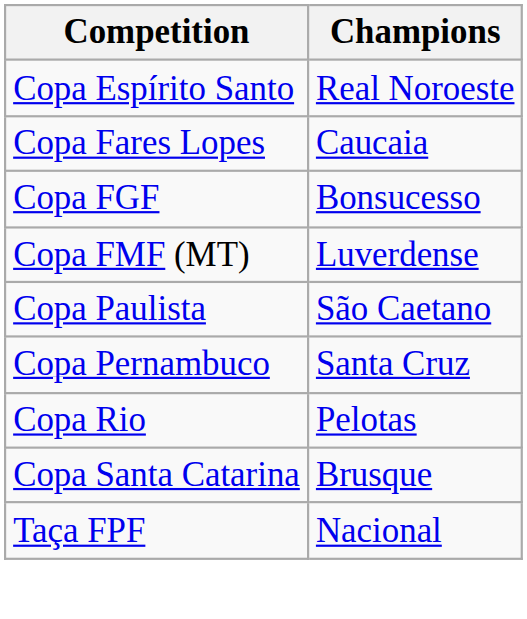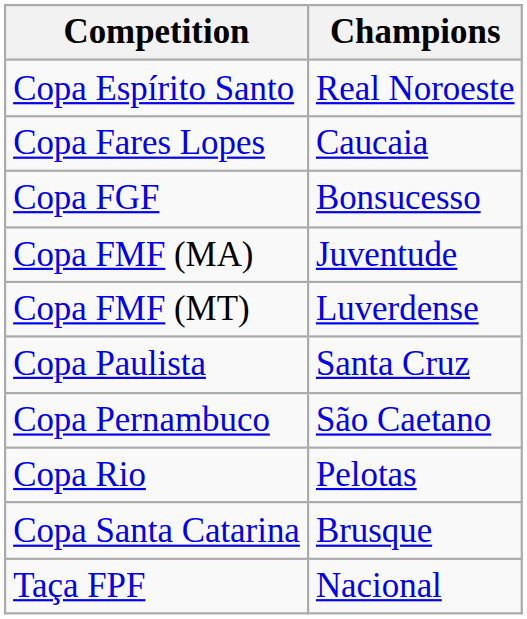+ row: (133, 253)
(404, 308) São Caetano -> (393, 364) Santa Cruz
(393, 364) Santa Cruz -> (404, 419) São Caetano
